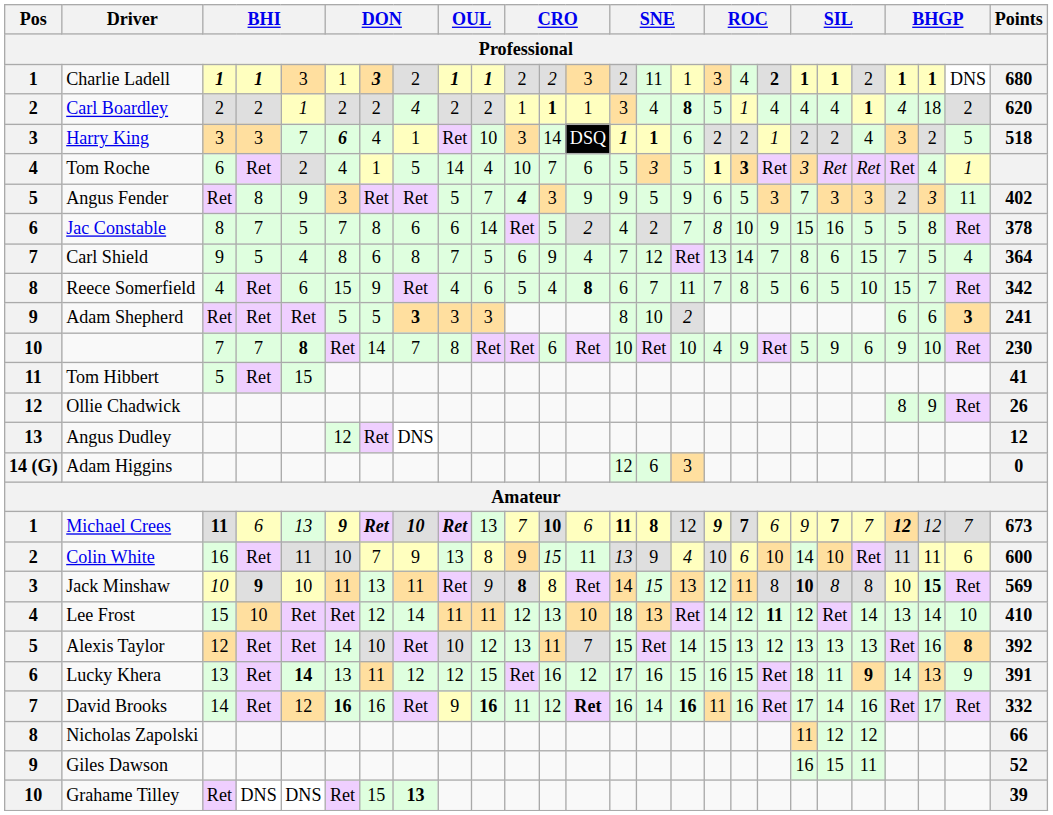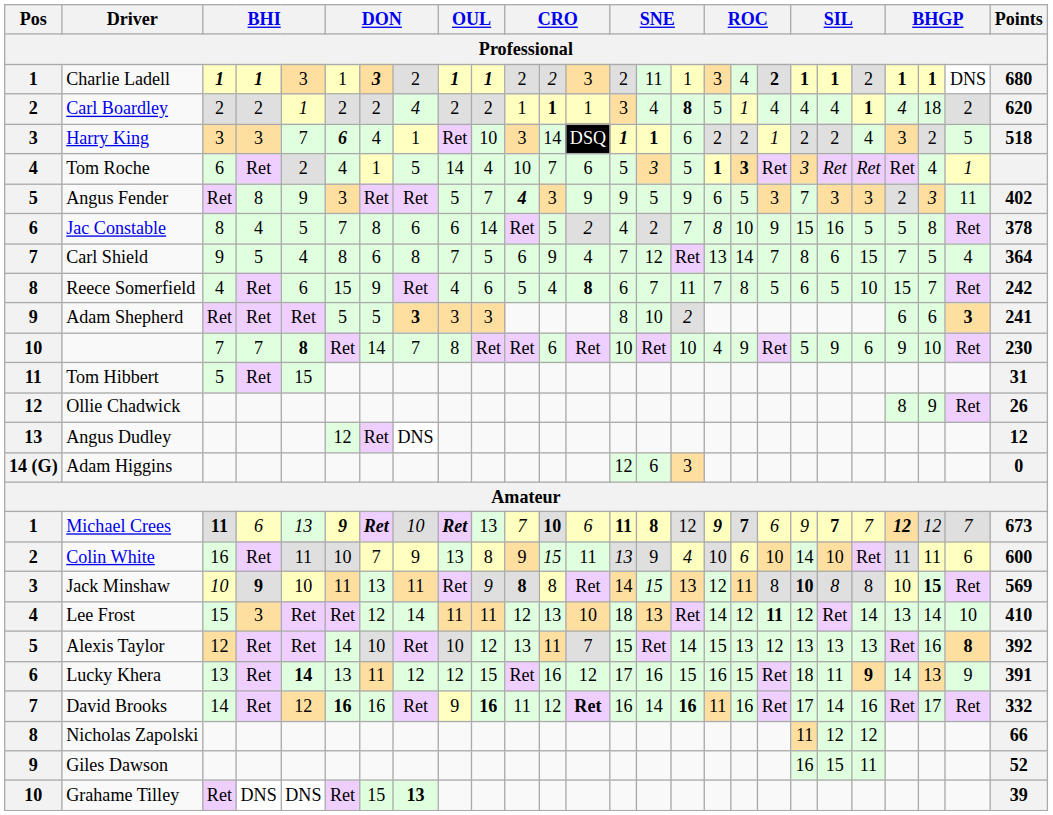(259, 227) 7 -> (259, 227) 4
(1019, 287) 342 -> (1019, 287) 242
(1019, 377) 41 -> (1019, 377) 31
(415, 526) bold -> (415, 526) normal
(259, 615) 10 -> (259, 615) 3
